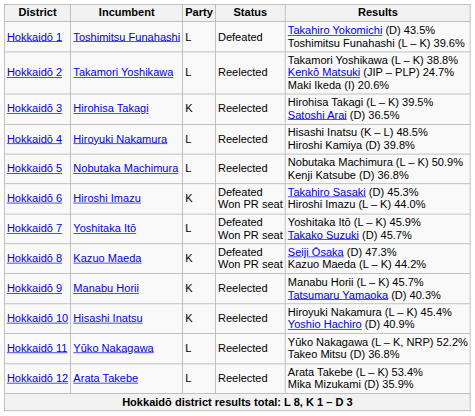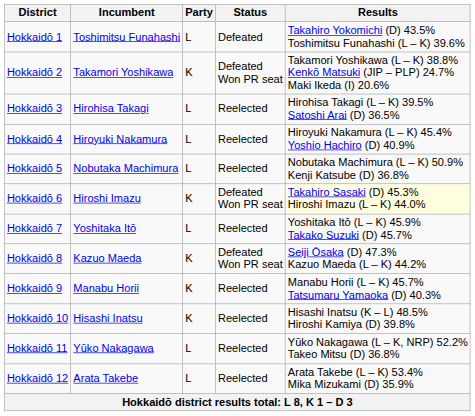(188, 73) L -> (189, 73) K
(243, 73) Reelected -> (250, 73) Defeated Won PR seat
(189, 109) K -> (188, 109) L
(358, 139) Hisashi Inatsu (K – L) 48.5% Hiroshi Kamiya (D) 39.8% -> (370, 139) Hiroyuki Nakamura (L – K) 45.4% Yoshio Hachiro (D) 40.9%
(357, 199) no background -> (357, 199) lightyellow background
(250, 228) Defeated Won PR seat -> (243, 228) Reelected
(370, 318) Hiroyuki Nakamura (L – K) 45.4% Yoshio Hachiro (D) 40.9% -> (358, 318) Hisashi Inatsu (K – L) 48.5% Hiroshi Kamiya (D) 39.8%
